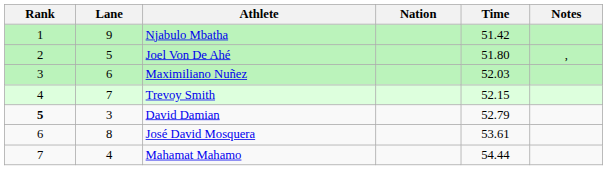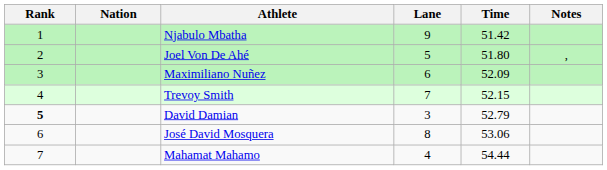columns swapped: (109, 14) <-> (418, 14)
(495, 74) 52.03 -> (495, 74) 52.09
(495, 134) 53.61 -> (495, 134) 53.06
